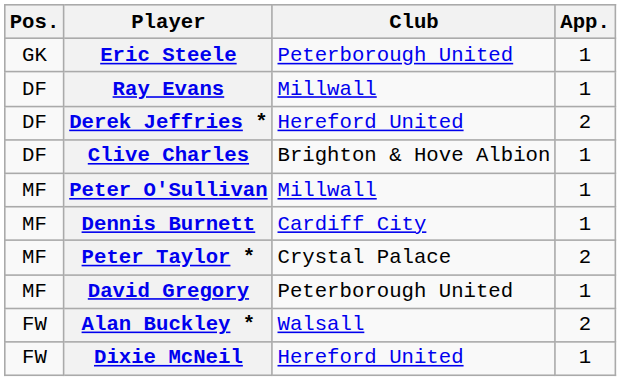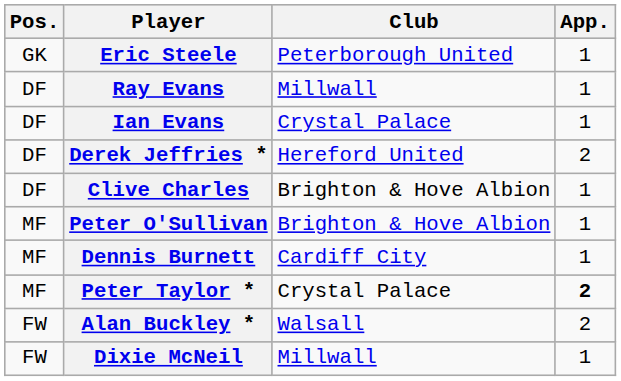+ row: (168, 123)
(327, 190) Millwall -> (414, 224) Brighton & Hove Albion
(585, 257) normal -> (585, 291) bold
- row: (168, 291)
(371, 359) Hereford United -> (327, 359) Millwall
